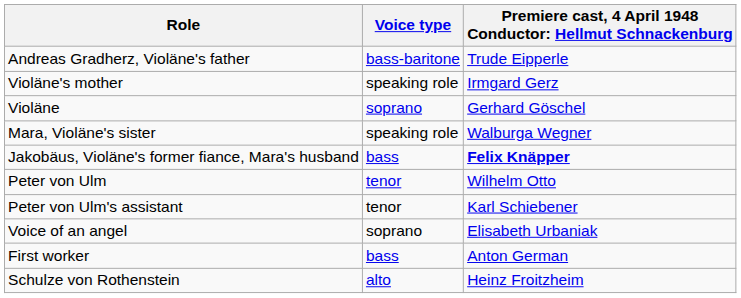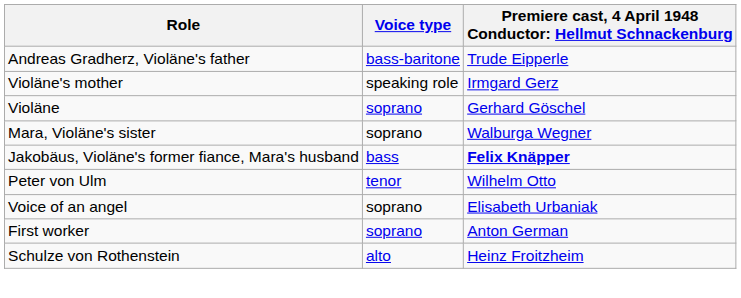(412, 132) speaking role -> (394, 132) soprano
- row: (95, 206)
(382, 255) bass -> (394, 231) soprano
